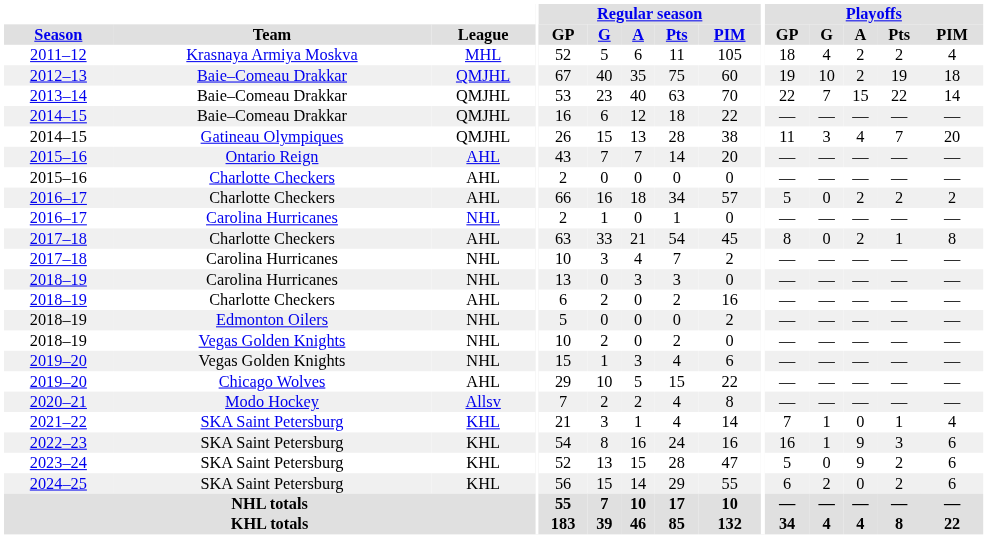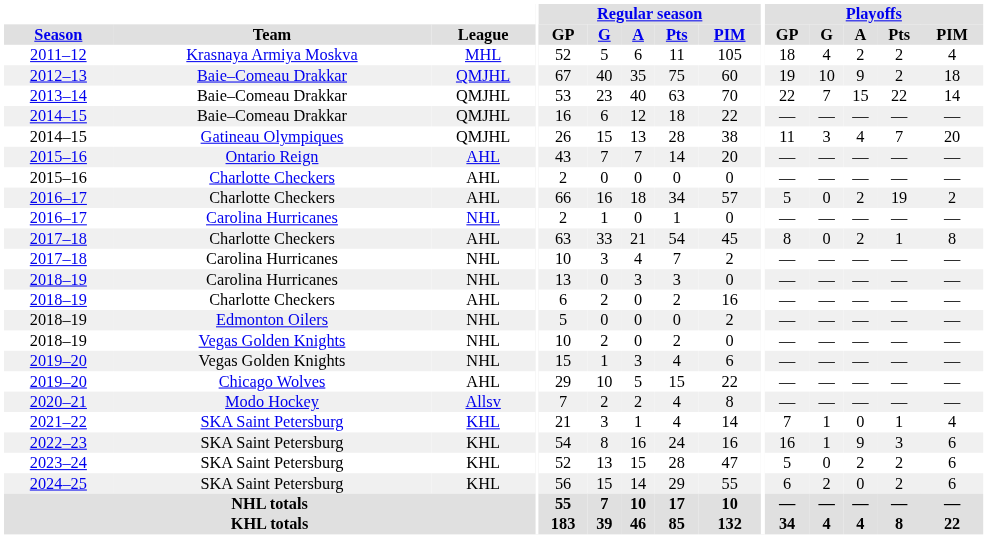(860, 75) 2 -> (860, 75) 9
(899, 75) 19 -> (899, 75) 2
(899, 197) 2 -> (899, 197) 19
(860, 462) 9 -> (860, 462) 2
